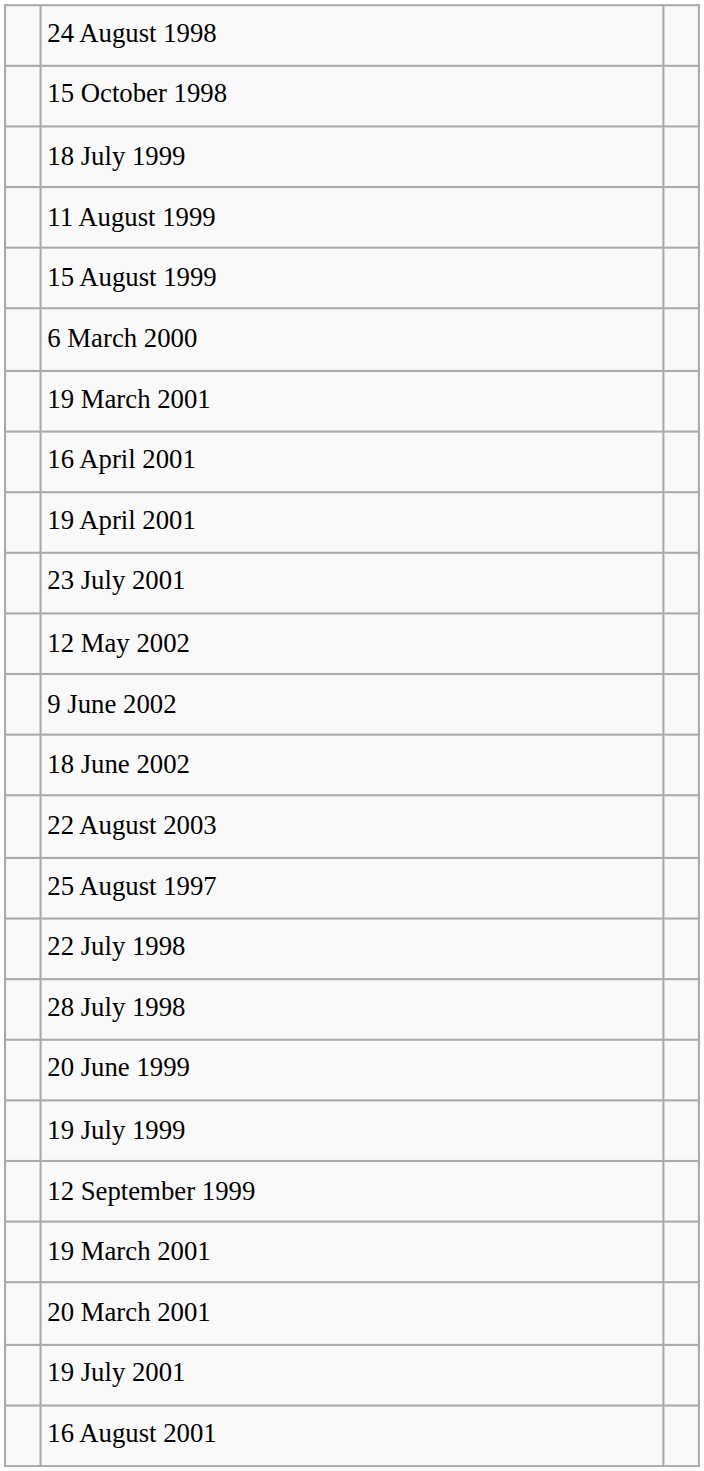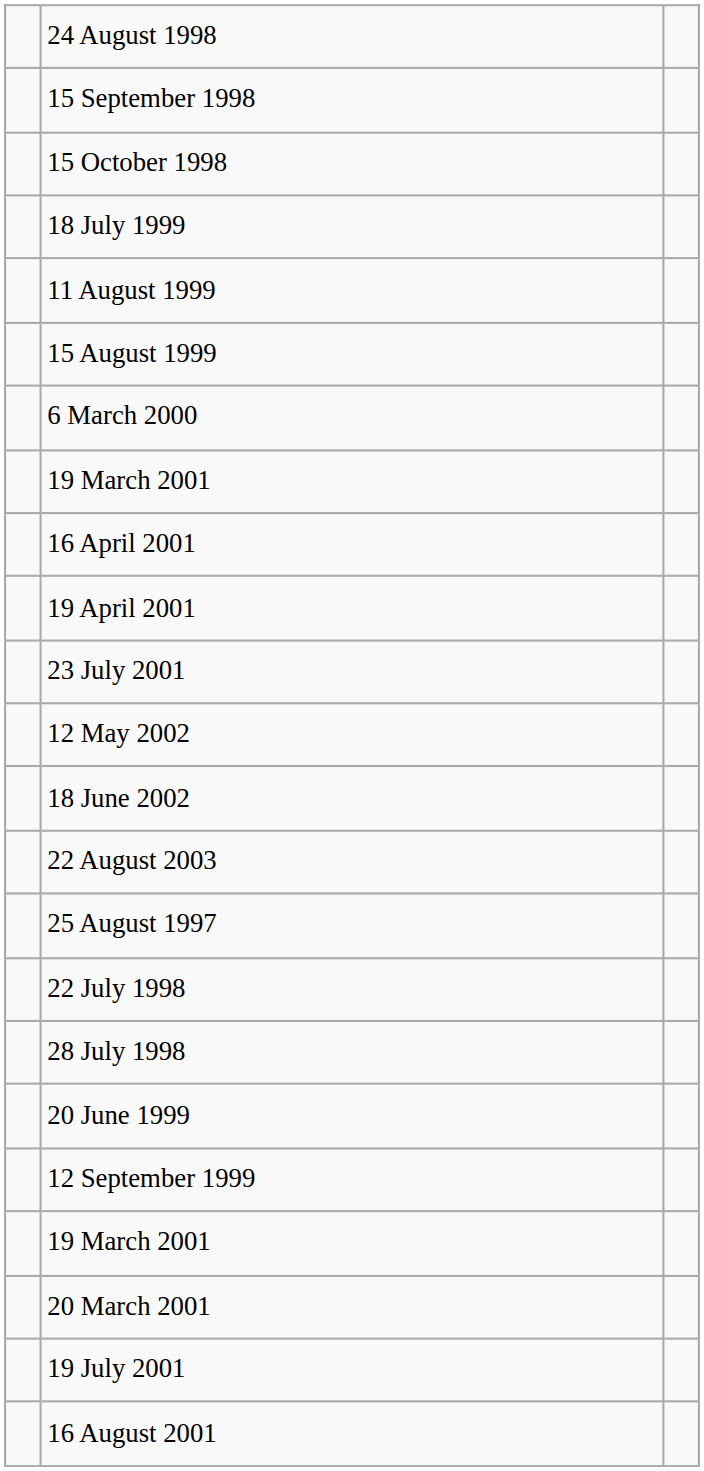+ row: (23, 100)
- row: (23, 705)
- row: (23, 1131)
